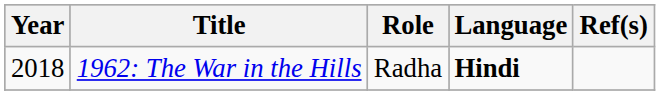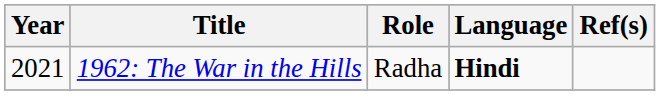(38, 68) 2018 -> (38, 68) 2021
